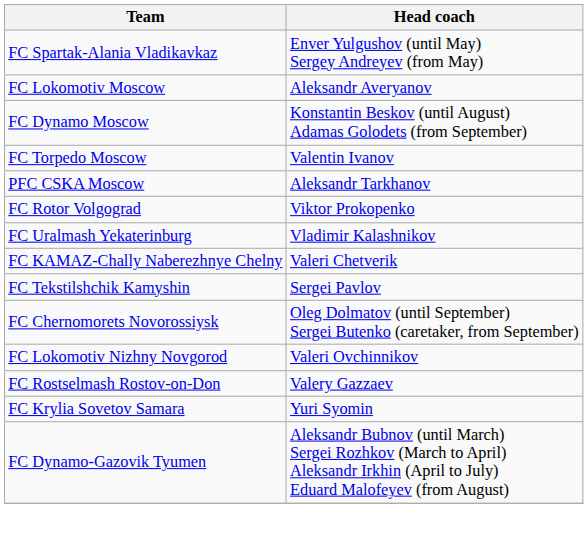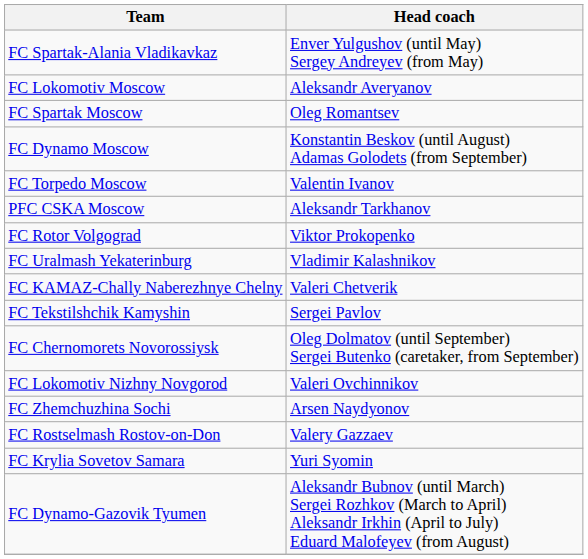+ row: (75, 113)
+ row: (89, 408)
